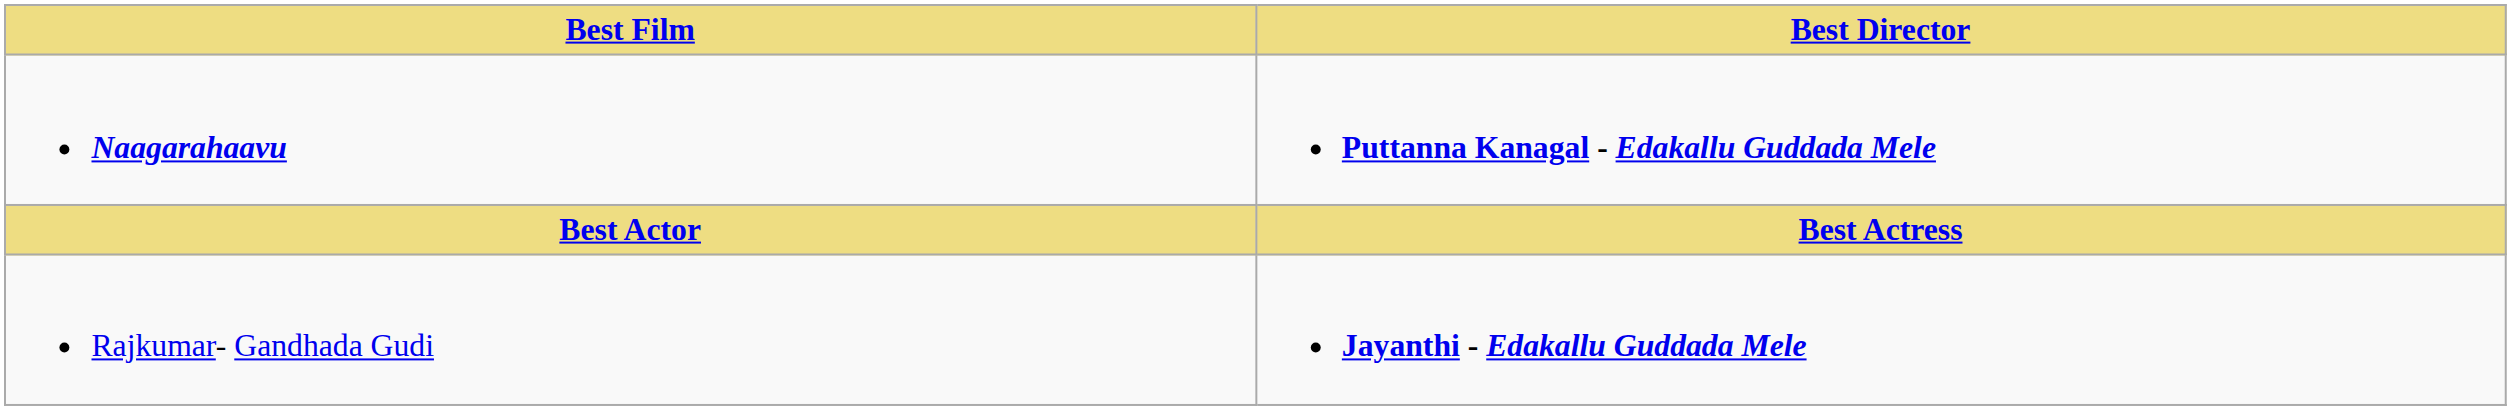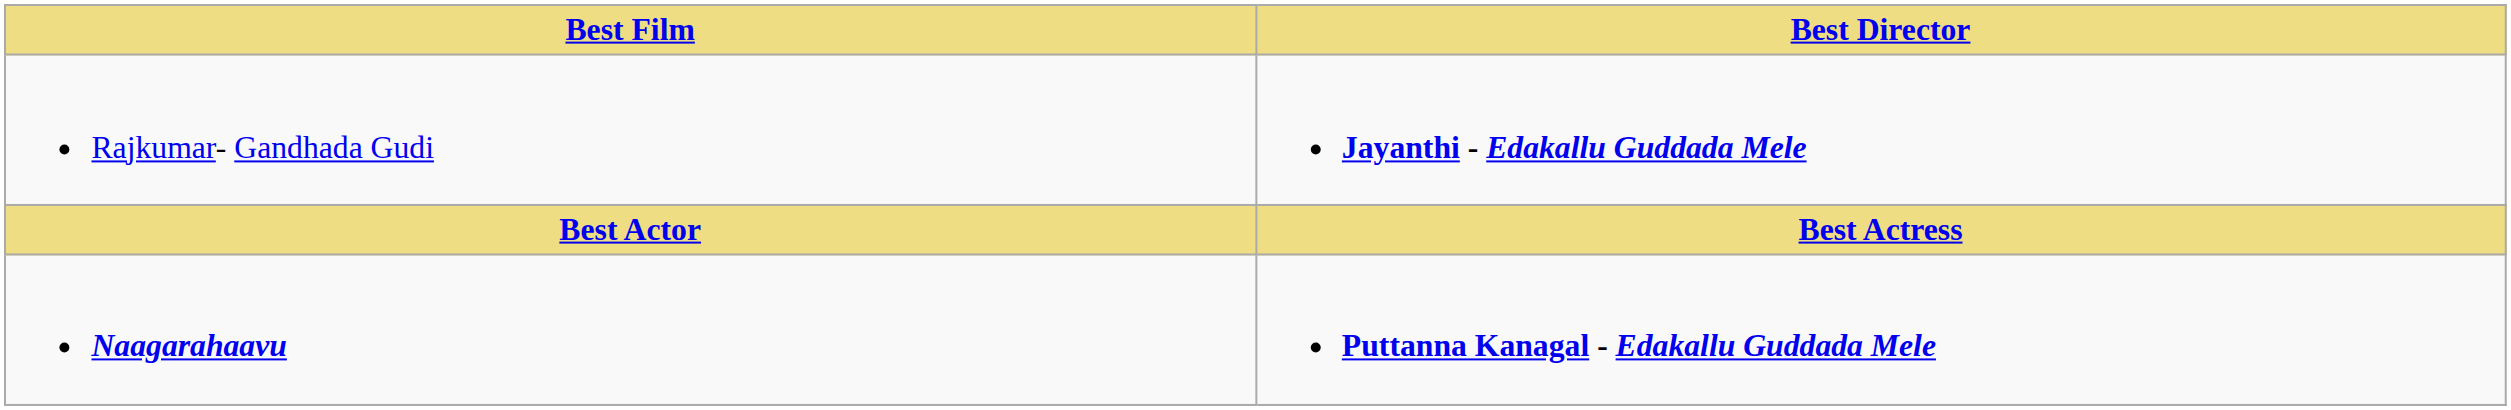rows swapped: (630, 148) <-> (630, 347)
